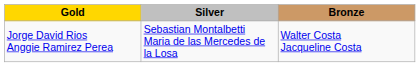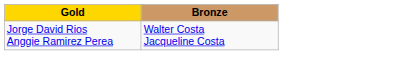- column: (210, 12)
